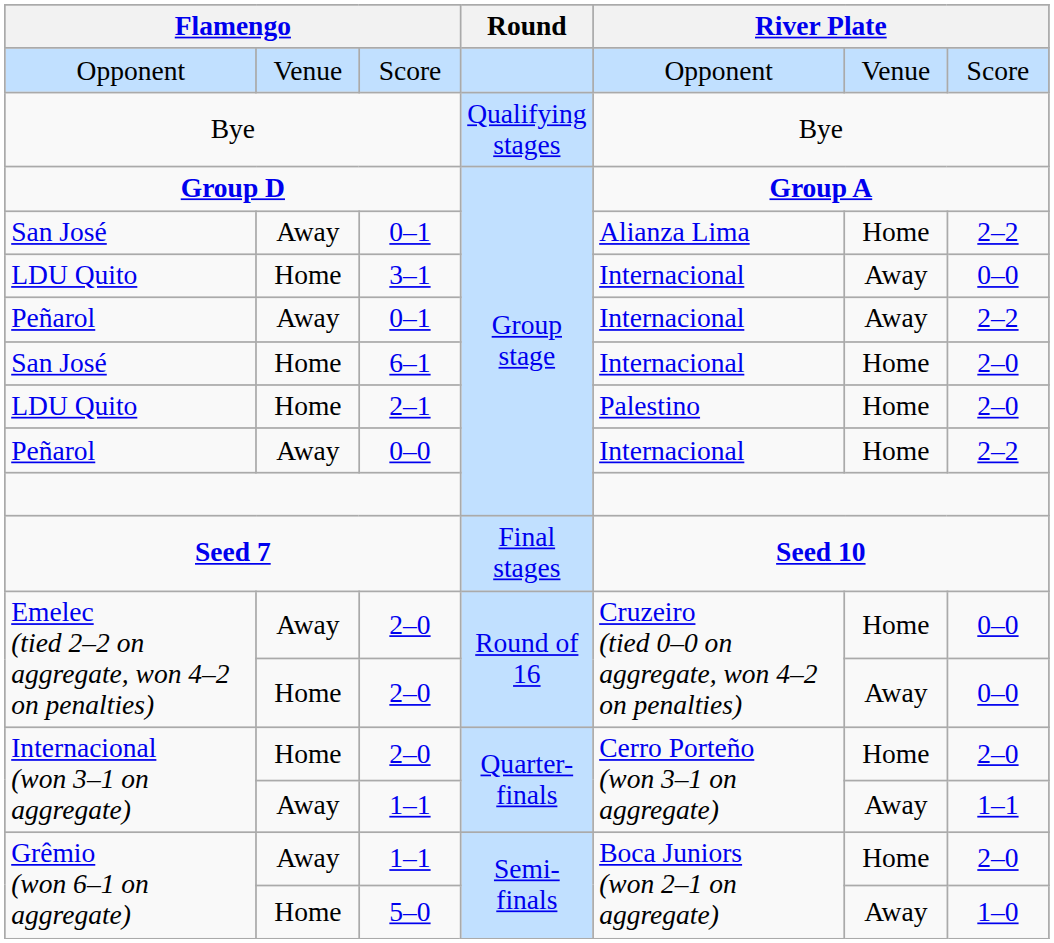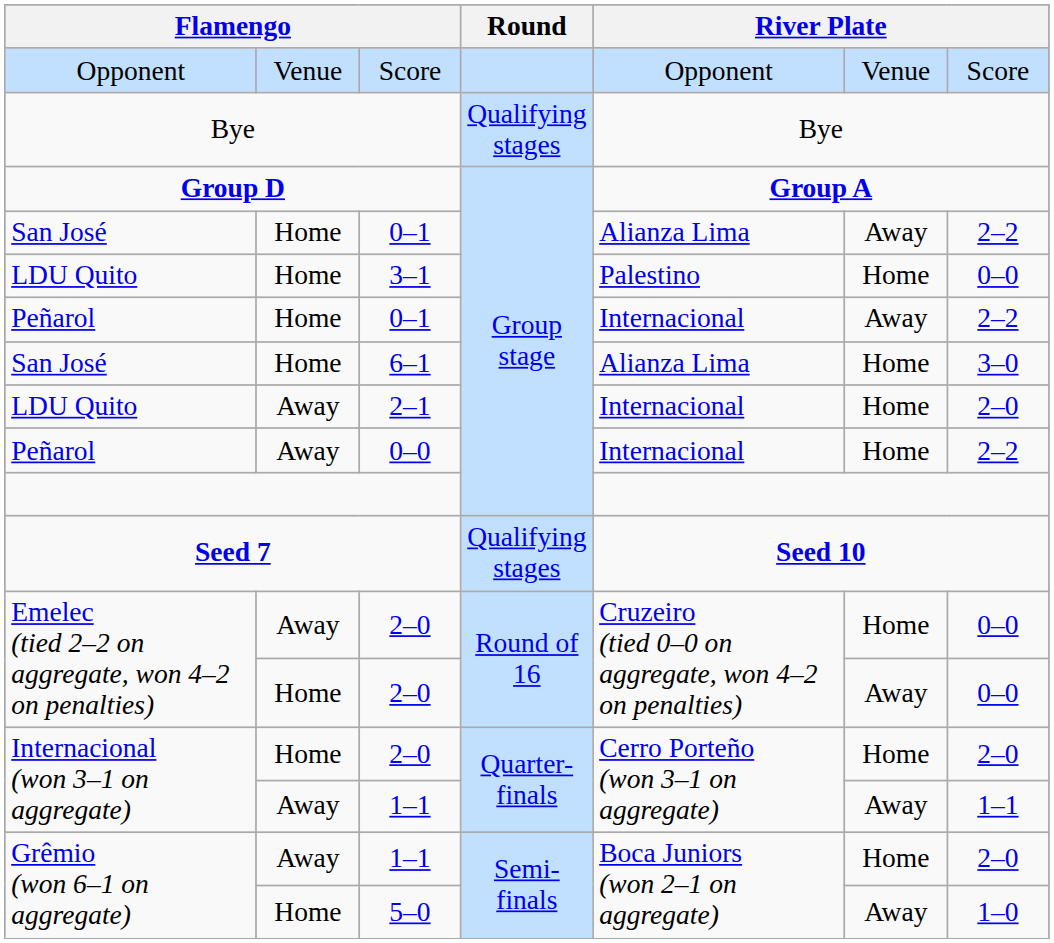(308, 231) Away -> (308, 231) Home
(896, 231) Home -> (896, 231) Away
(672, 275) Internacional -> (650, 275) Palestino
(896, 275) Away -> (896, 275) Home
(308, 319) Away -> (308, 319) Home
(672, 362) Internacional -> (674, 362) Alianza Lima
(998, 362) 2–0 -> (998, 362) 3–0
(308, 406) Home -> (308, 406) Away
(650, 406) Palestino -> (672, 406) Internacional
(527, 552) Final stages -> (527, 552) Qualifying stages
